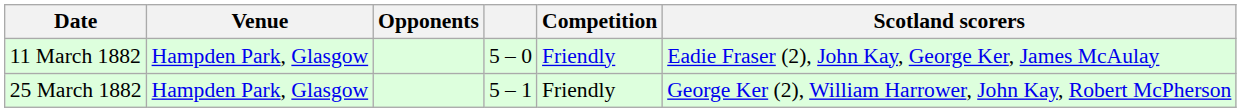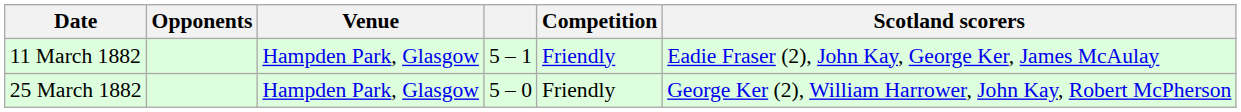columns swapped: (260, 21) <-> (429, 21)
(511, 55) 5 – 0 -> (511, 55) 5 – 1
(511, 90) 5 – 1 -> (511, 90) 5 – 0
